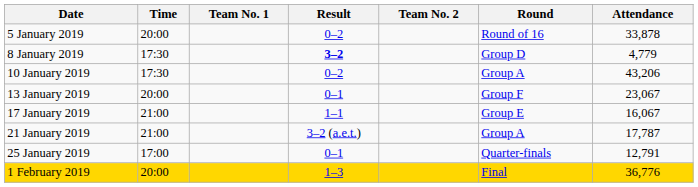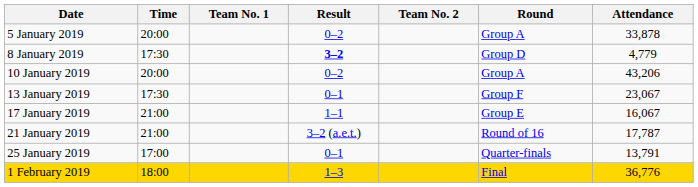(512, 34) Round of 16 -> (503, 34) Group A
(155, 73) 17:30 -> (155, 73) 20:00
(155, 93) 20:00 -> (155, 93) 17:30
(503, 133) Group A -> (512, 133) Round of 16
(643, 152) 12,791 -> (643, 152) 13,791
(155, 172) 20:00 -> (155, 172) 18:00
